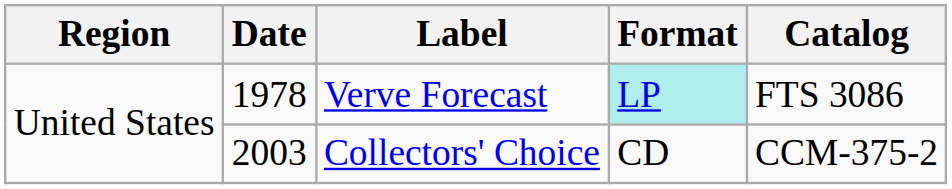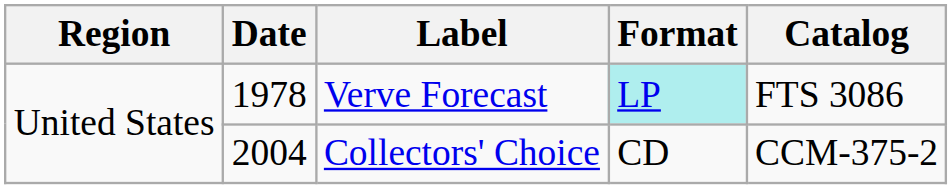(269, 152) 2003 -> (269, 152) 2004
